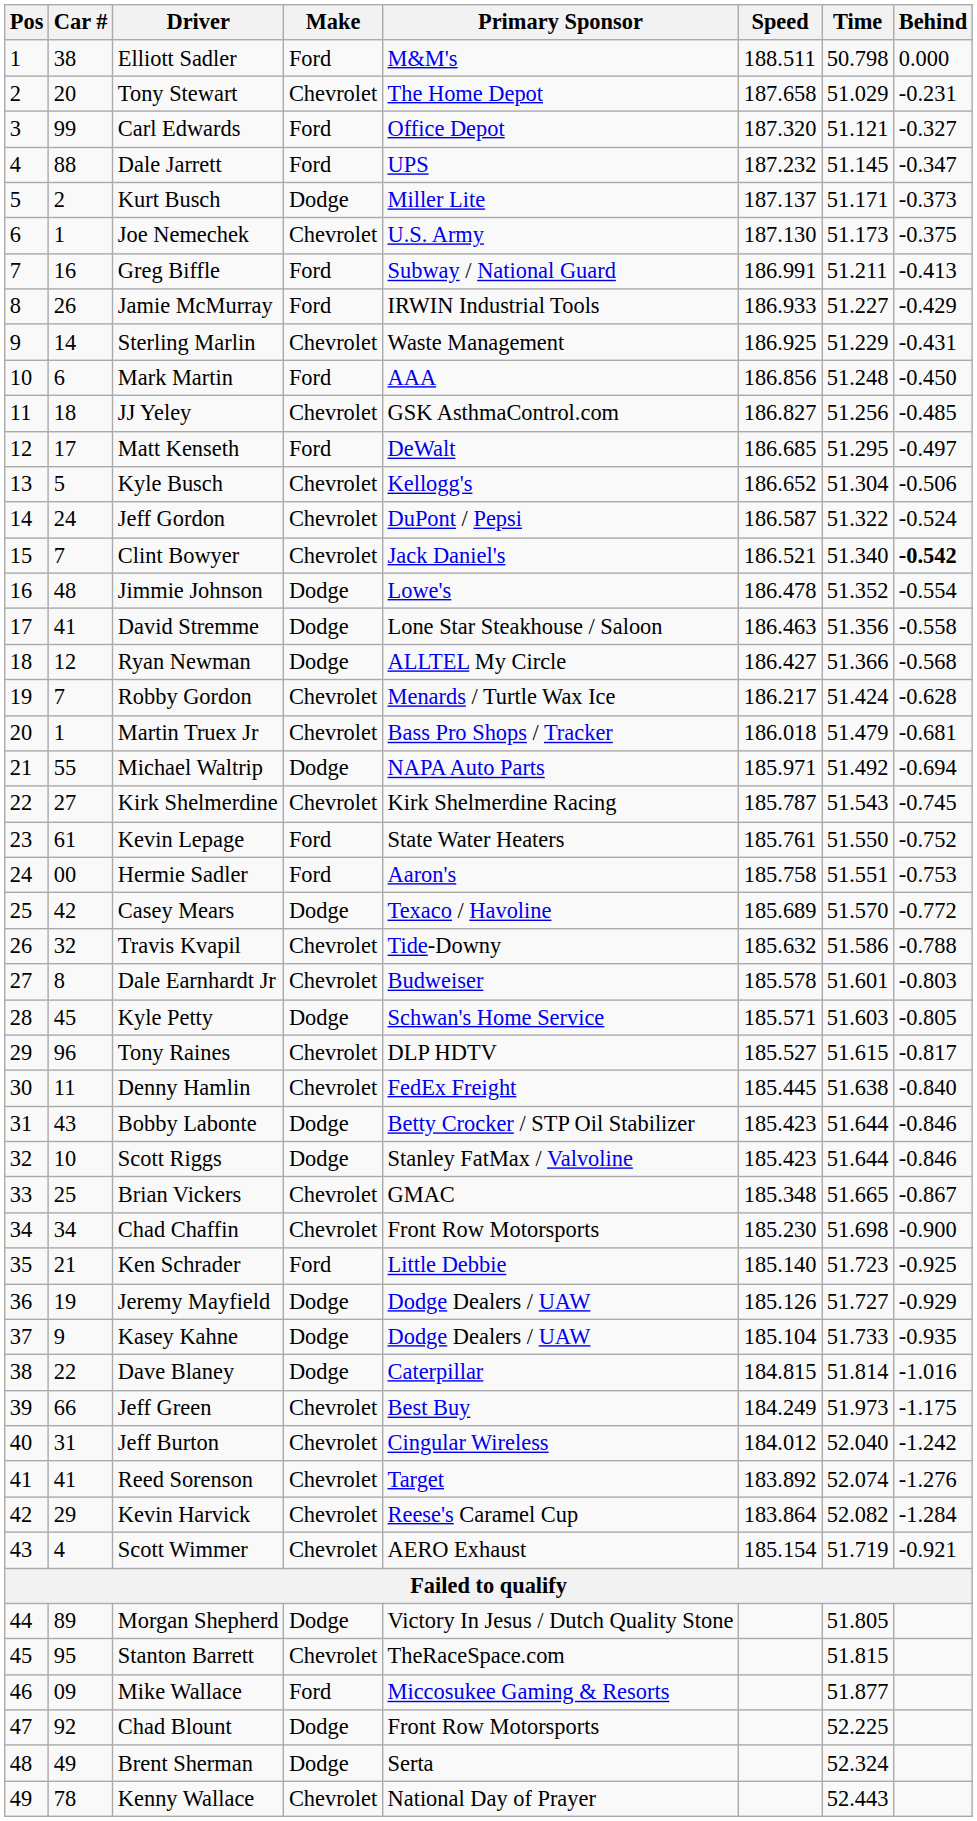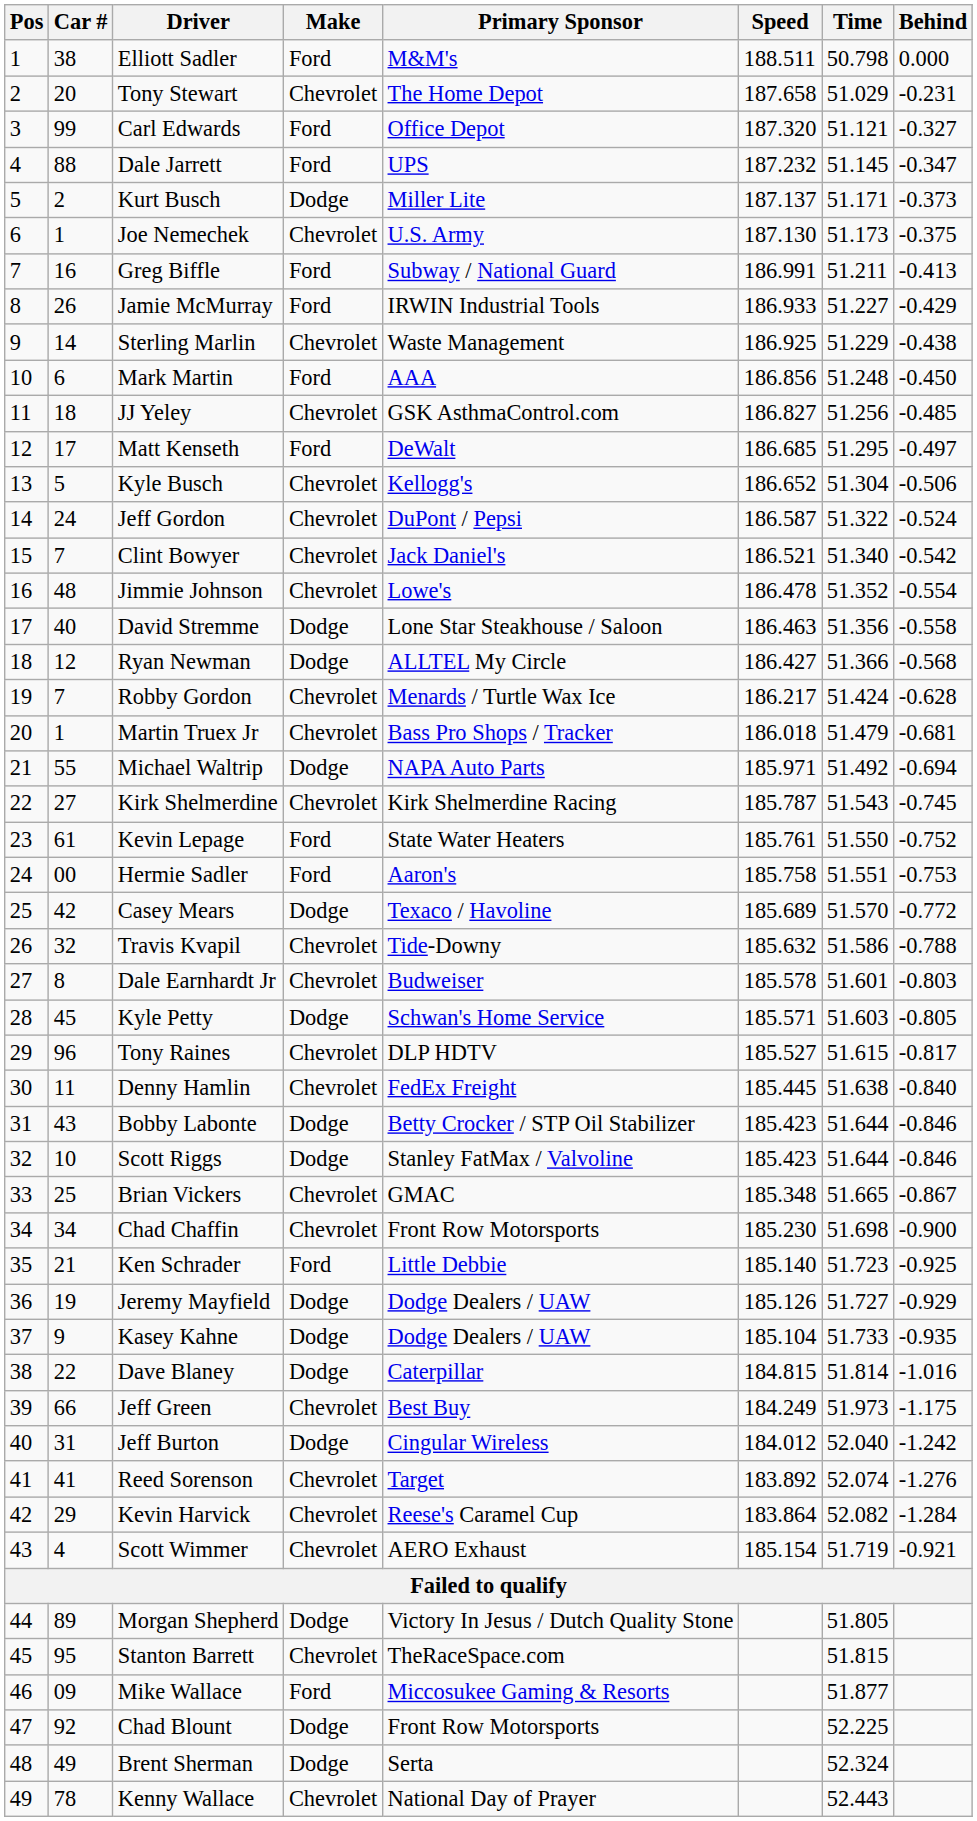(928, 341) -0.431 -> (928, 341) -0.438
(928, 555) bold -> (928, 555) normal
(319, 590) Dodge -> (333, 590) Chevrolet
(65, 626) 41 -> (65, 626) 40
(333, 1443) Chevrolet -> (319, 1443) Dodge
